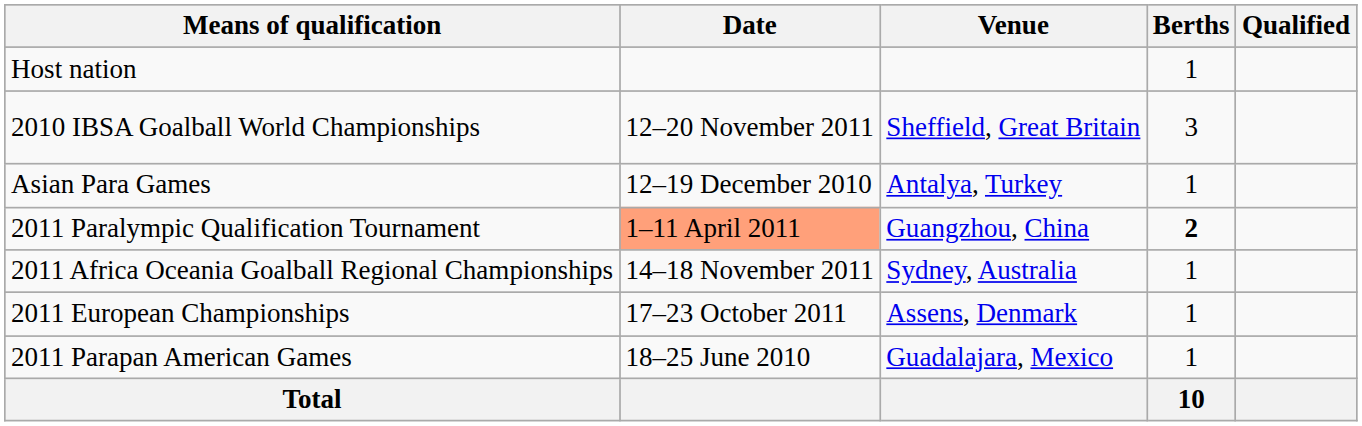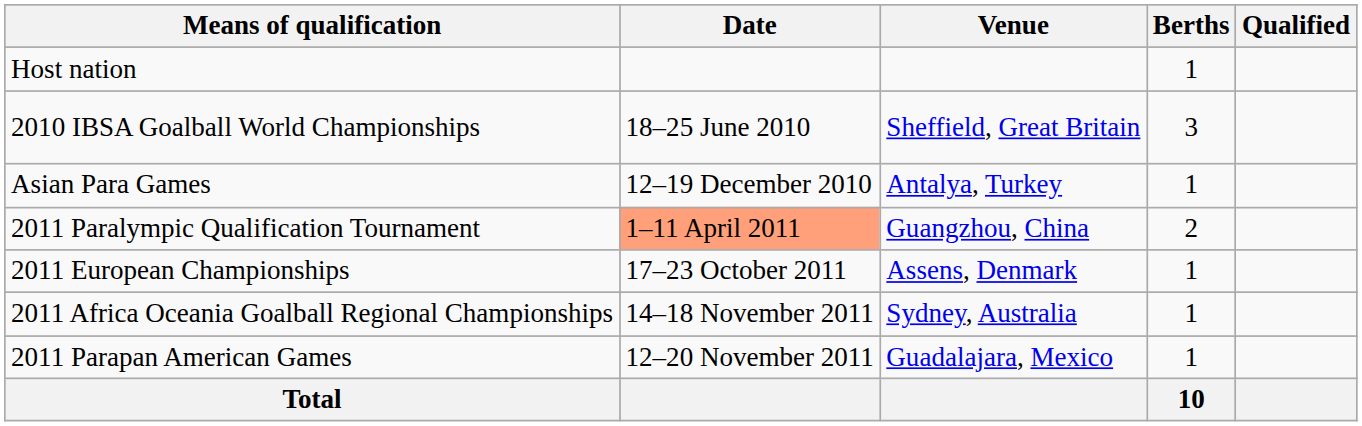(750, 126) 12–20 November 2011 -> (718, 126) 18–25 June 2010
(1191, 227) bold -> (1191, 227) normal
rows swapped: (180, 313) <-> (312, 270)
(718, 356) 18–25 June 2010 -> (750, 356) 12–20 November 2011
